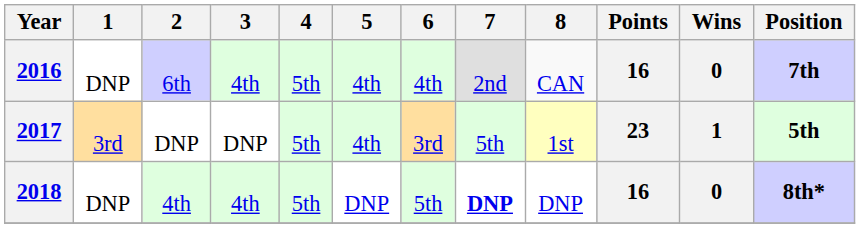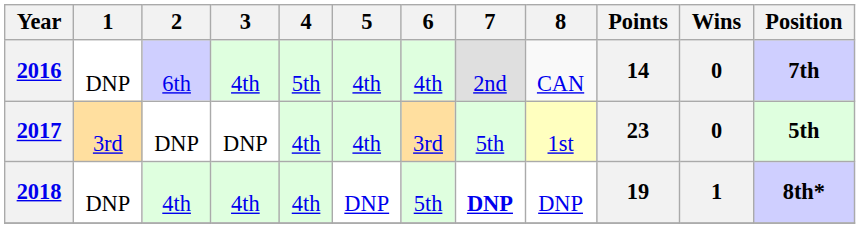(638, 70) 16 -> (638, 70) 14
(306, 143) 5th -> (306, 143) 4th
(717, 131) 1 -> (717, 131) 0
(306, 204) 5th -> (306, 204) 4th
(638, 191) 16 -> (638, 191) 19
(717, 191) 0 -> (717, 191) 1
